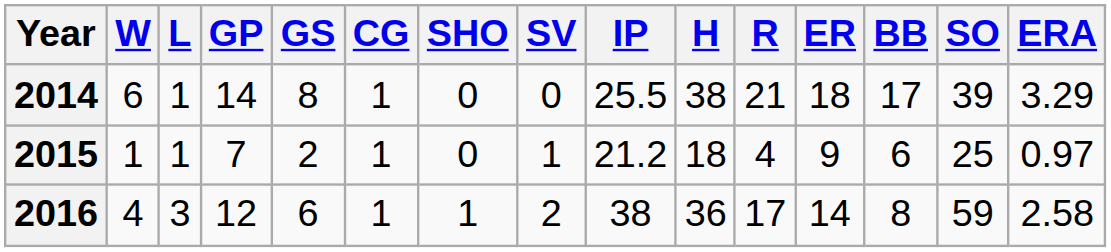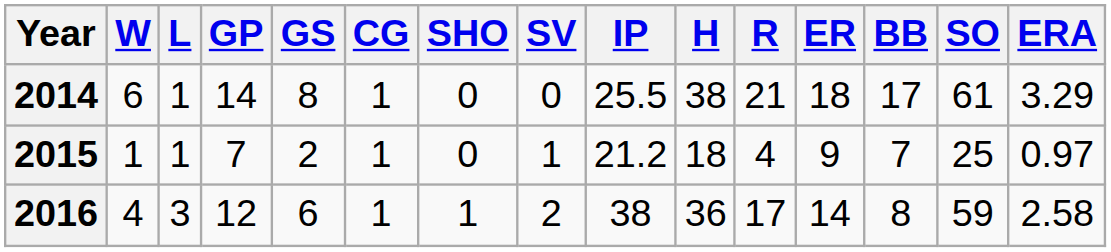(973, 94) 39 -> (973, 94) 61
(901, 154) 6 -> (901, 154) 7
